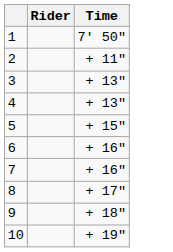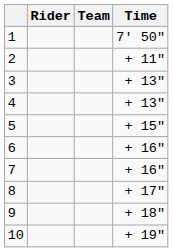+ column: (94, 16)
